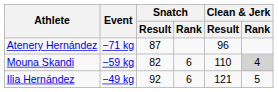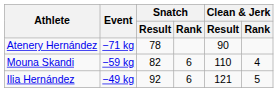(155, 46) 87 -> (155, 46) 78
(223, 46) 96 -> (223, 46) 90
(257, 63) lightgrey background -> (257, 63) no background
